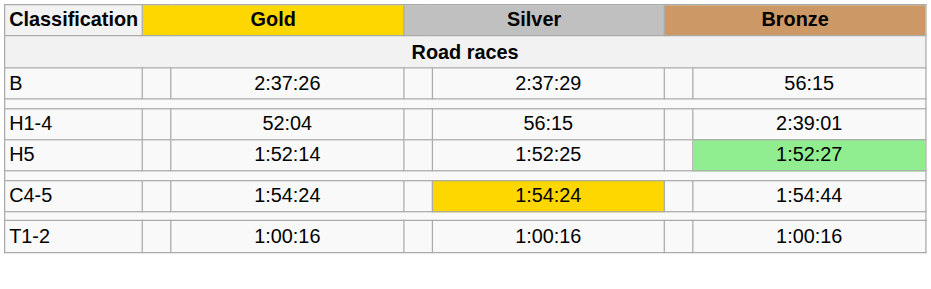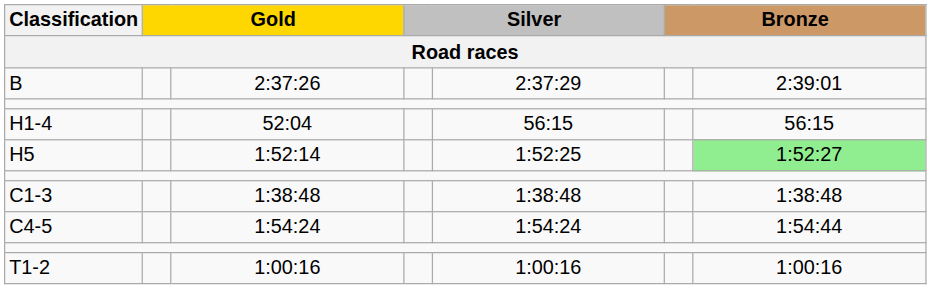(809, 83) 56:15 -> (809, 83) 2:39:01
(809, 123) 2:39:01 -> (809, 123) 56:15
+ row: (31, 195)
(548, 195) gold background -> (548, 227) no background
